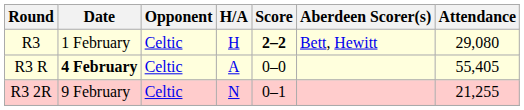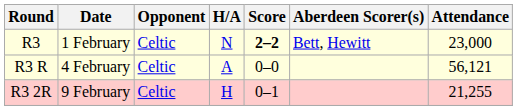(234, 42) H -> (227, 42) N
(477, 42) 29,080 -> (470, 42) 23,000
(99, 67) bold -> (96, 67) normal
(477, 67) 55,405 -> (470, 67) 56,121
(234, 92) N -> (227, 92) H
